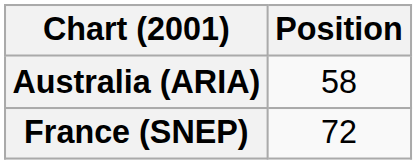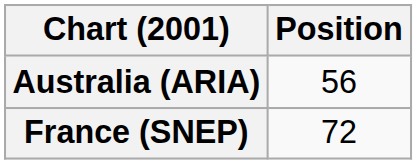(339, 81) 58 -> (339, 81) 56
